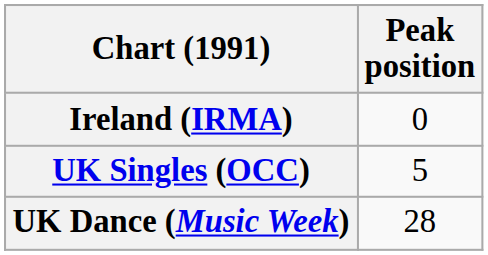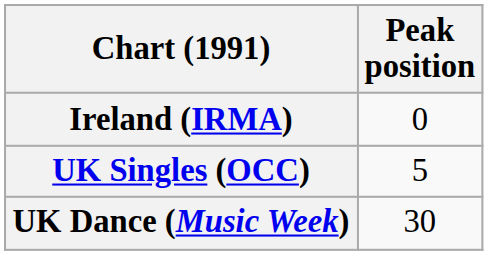(420, 222) 28 -> (420, 222) 30
